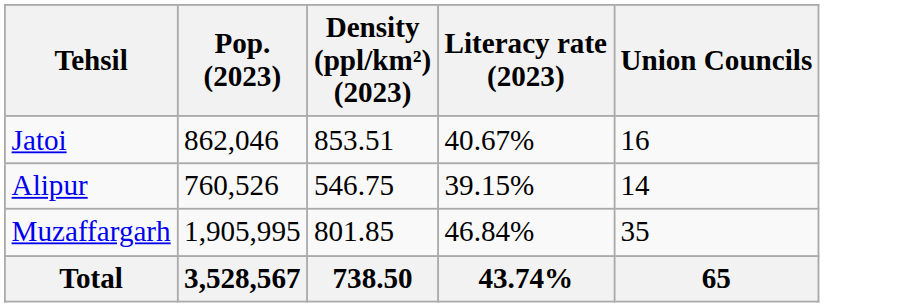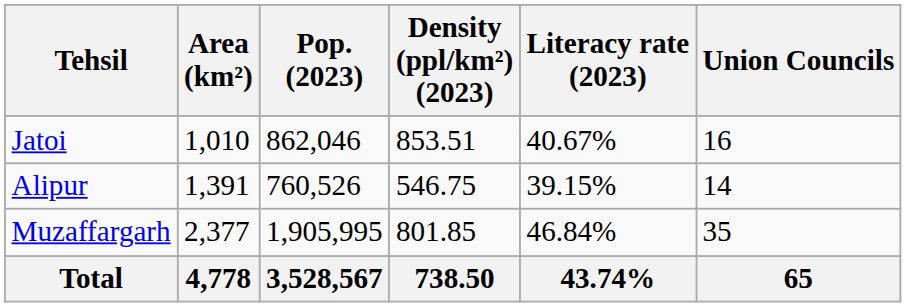+ column: (218, 60)
